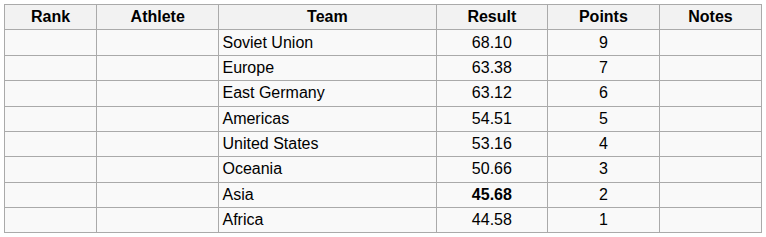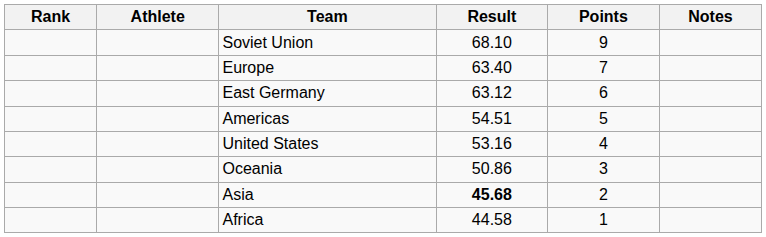(492, 67) 63.38 -> (492, 67) 63.40
(492, 169) 50.66 -> (492, 169) 50.86
